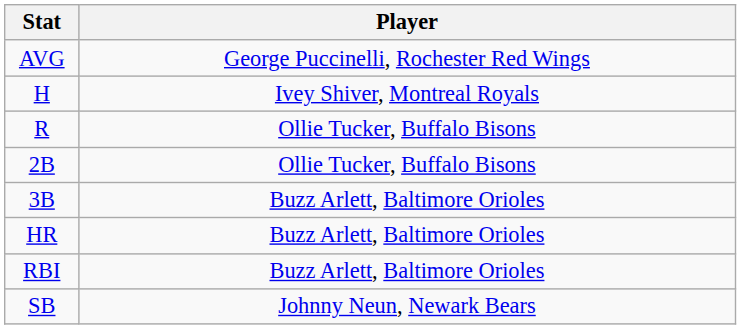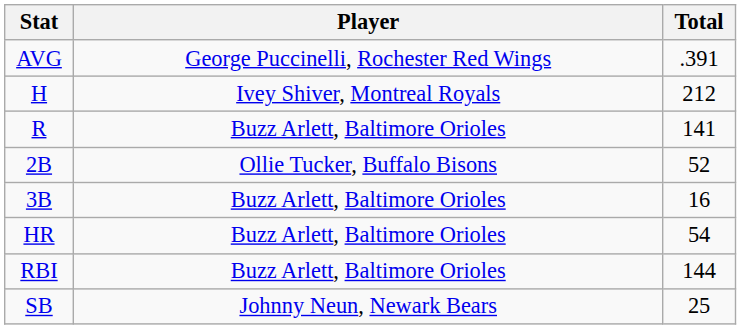+ column: (699, 22)
(407, 128) Ollie Tucker, Buffalo Bisons -> (368, 128) Buzz Arlett, Baltimore Orioles
